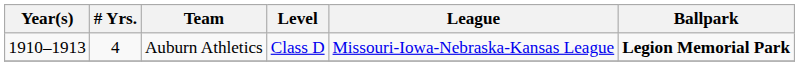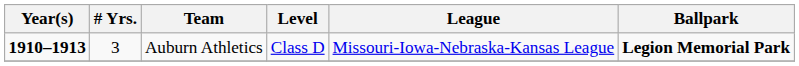(47, 47) normal -> (47, 47) bold
(115, 47) 4 -> (115, 47) 3
